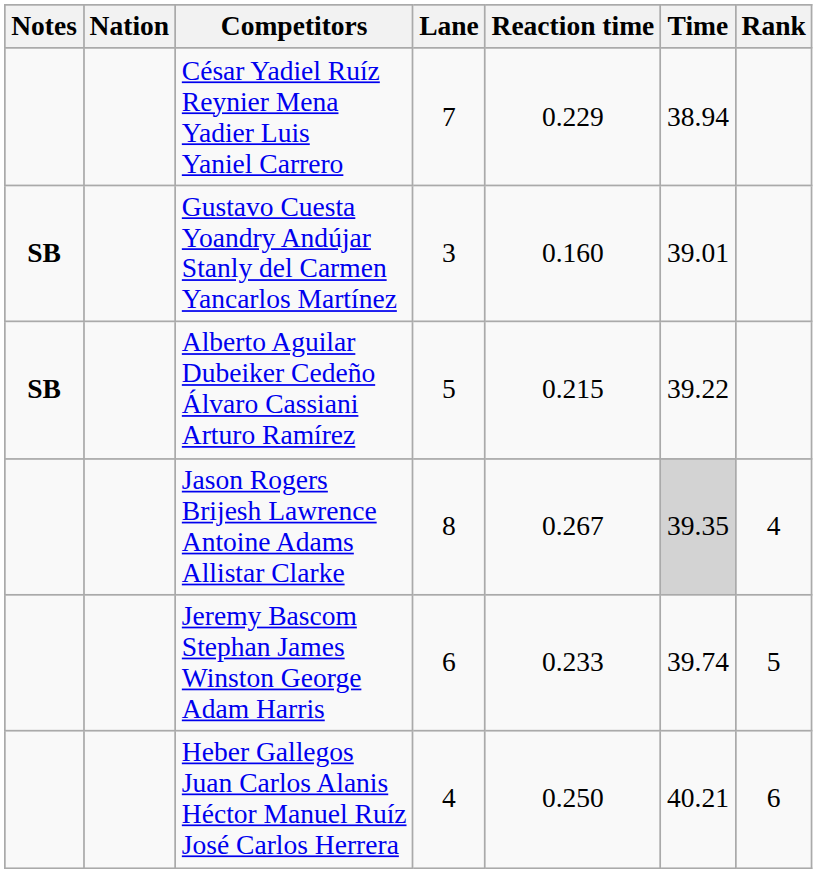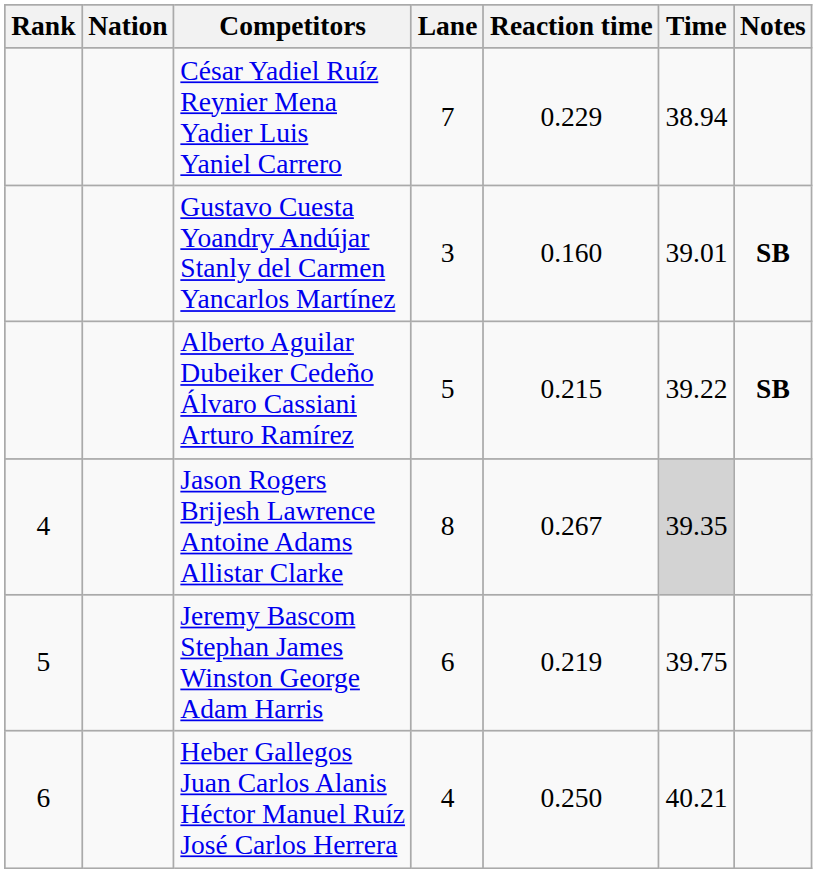columns swapped: (774, 26) <-> (44, 26)
(573, 662) 0.233 -> (571, 662) 0.219
(698, 662) 39.74 -> (696, 662) 39.75
